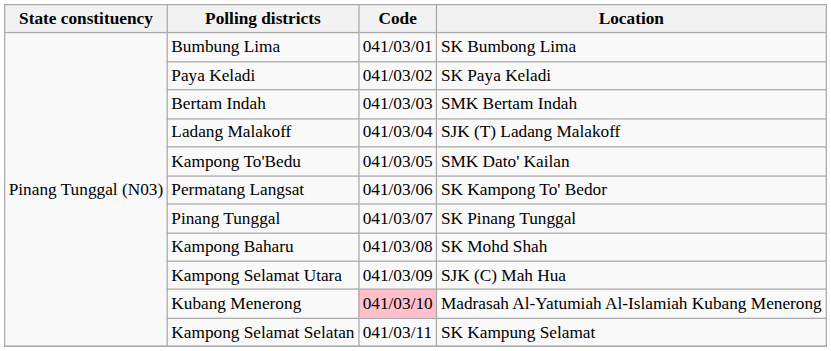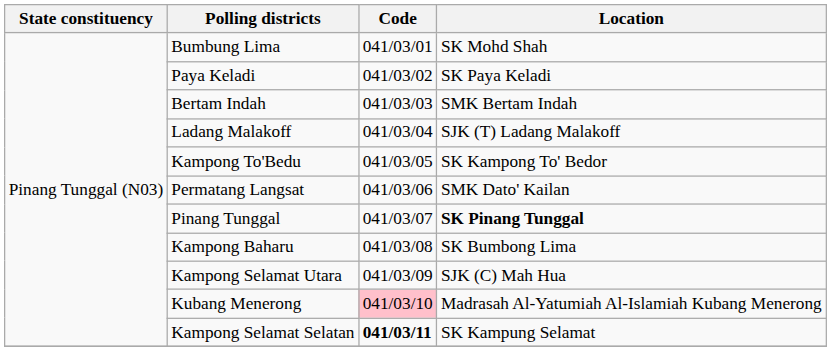(509, 46) SK Bumbong Lima -> (494, 46) SK Mohd Shah
(505, 160) SMK Dato' Kailan -> (524, 160) SK Kampong To' Bedor
(524, 189) SK Kampong To' Bedor -> (505, 189) SMK Dato' Kailan
(509, 217) normal -> (512, 217) bold
(494, 246) SK Mohd Shah -> (509, 246) SK Bumbong Lima
(397, 331) normal -> (397, 331) bold
